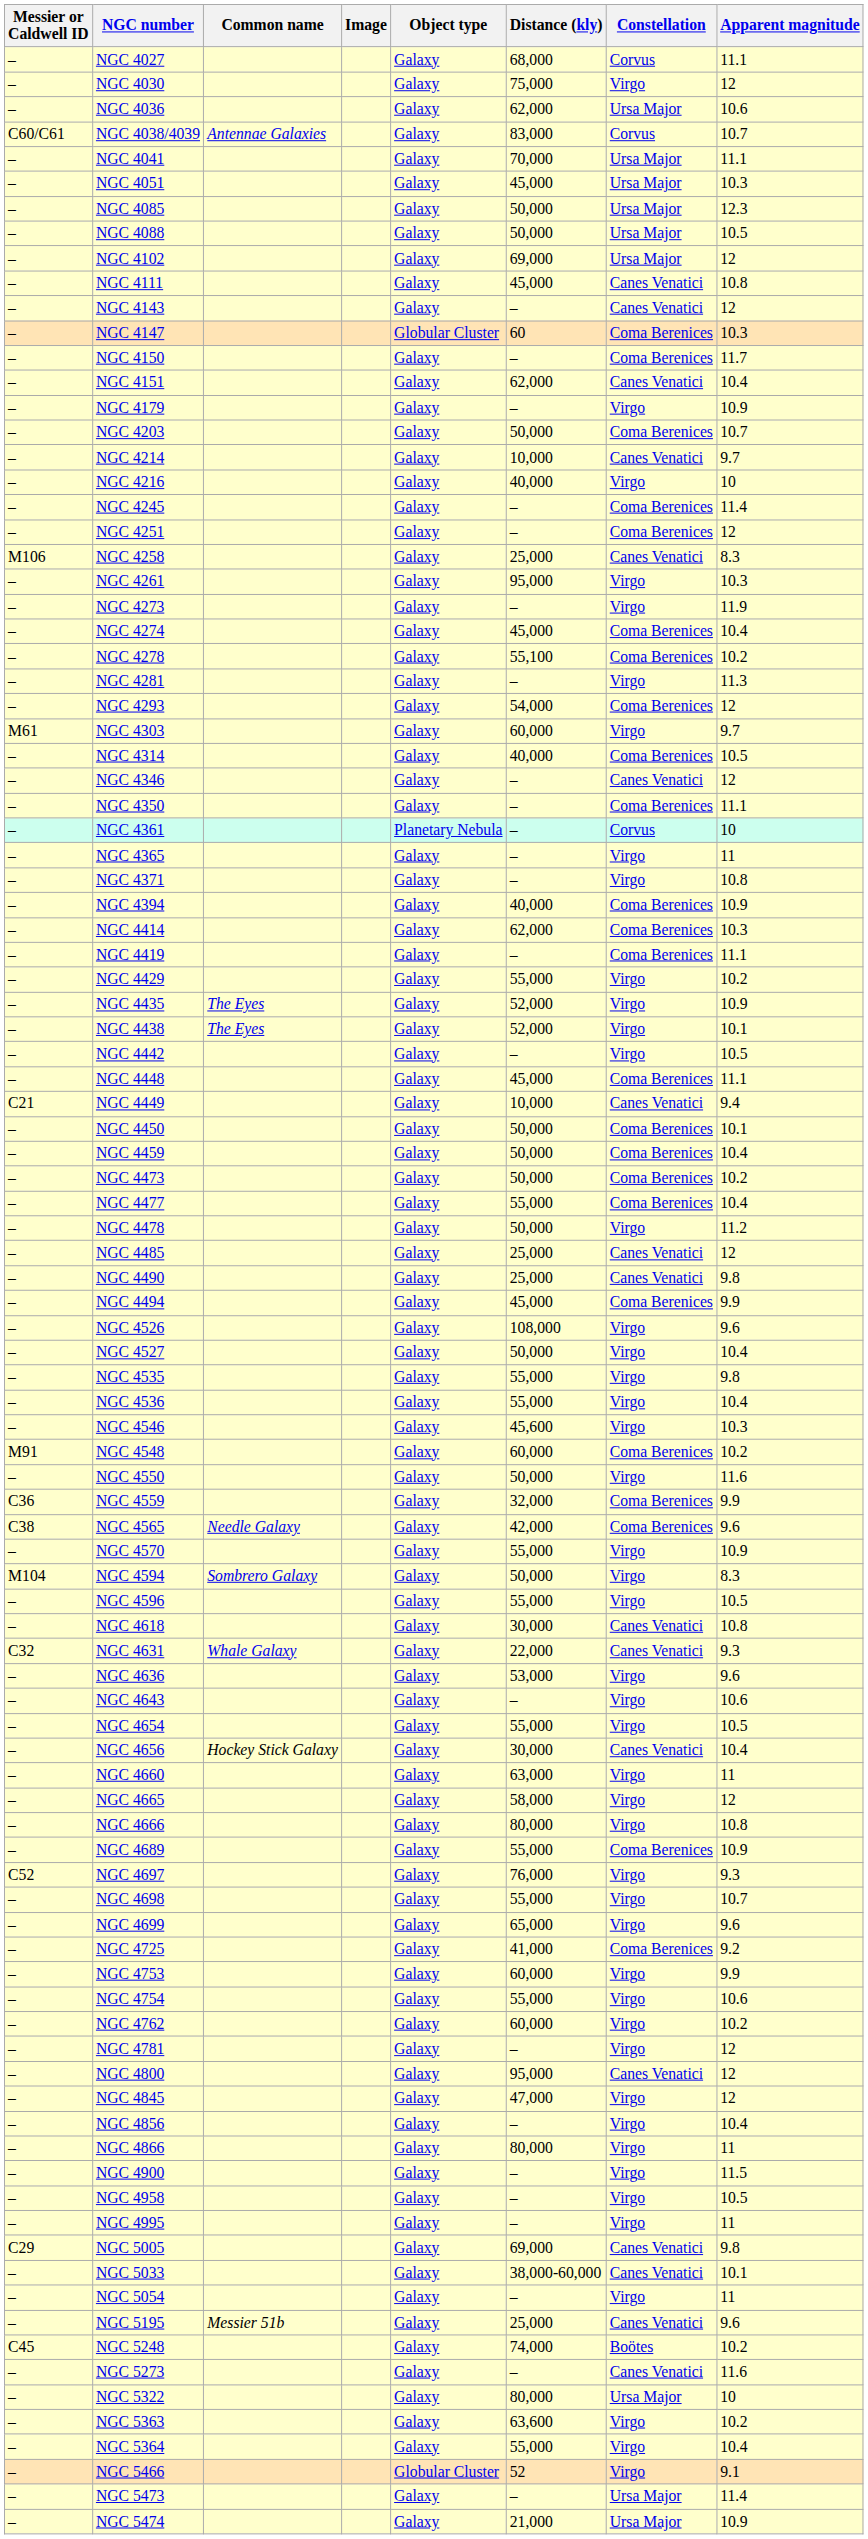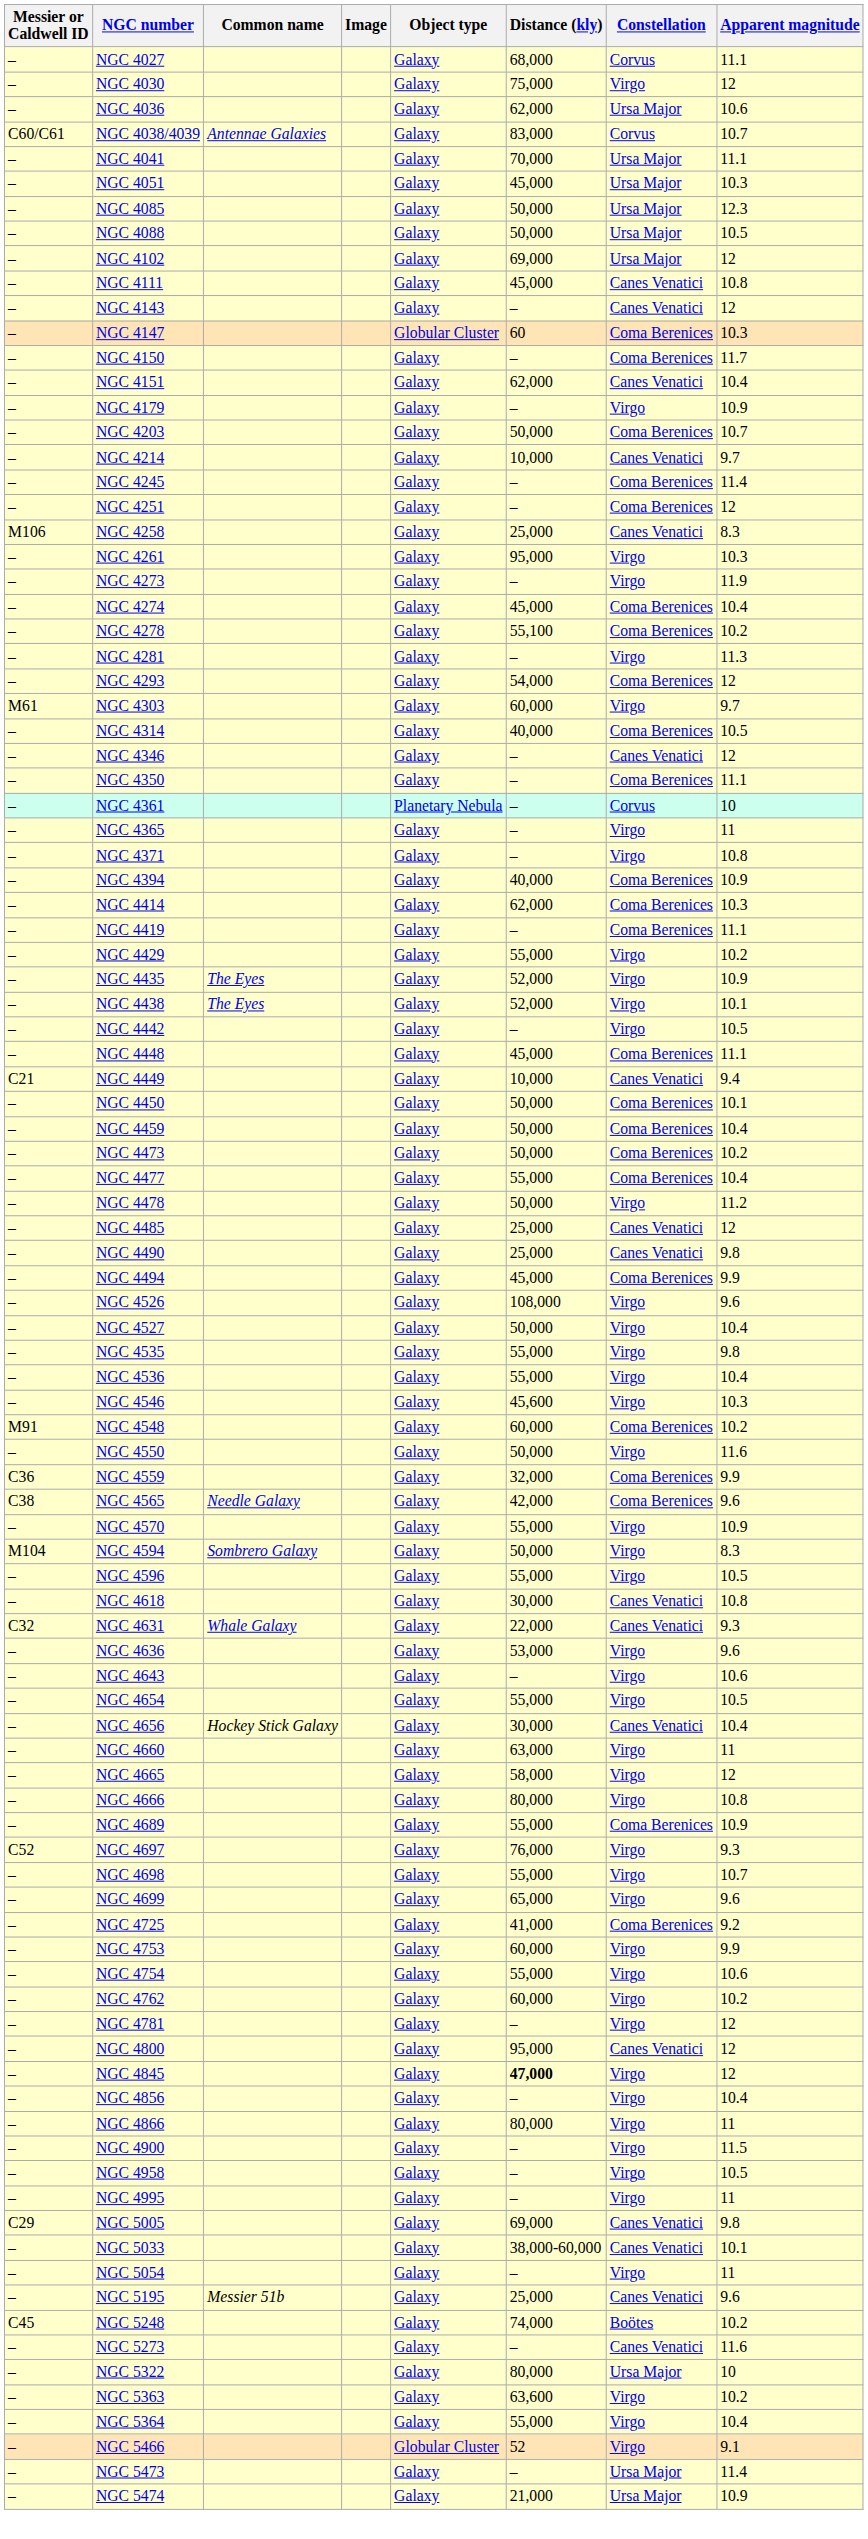- row: (130, 482)
(531, 2098) normal -> (531, 2073) bold
